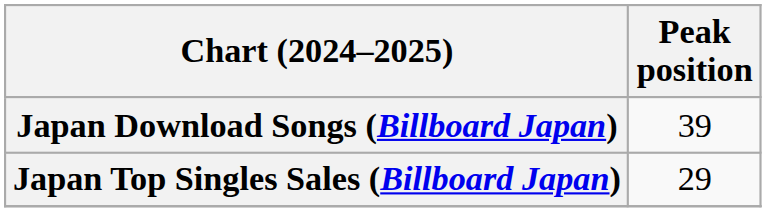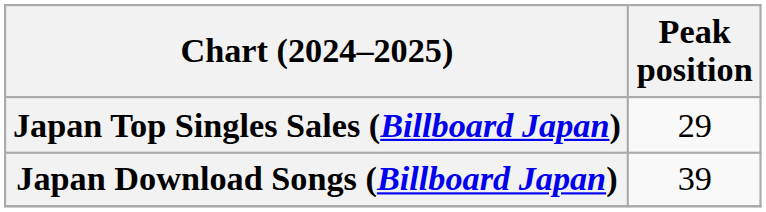rows swapped: (317, 124) <-> (317, 178)
